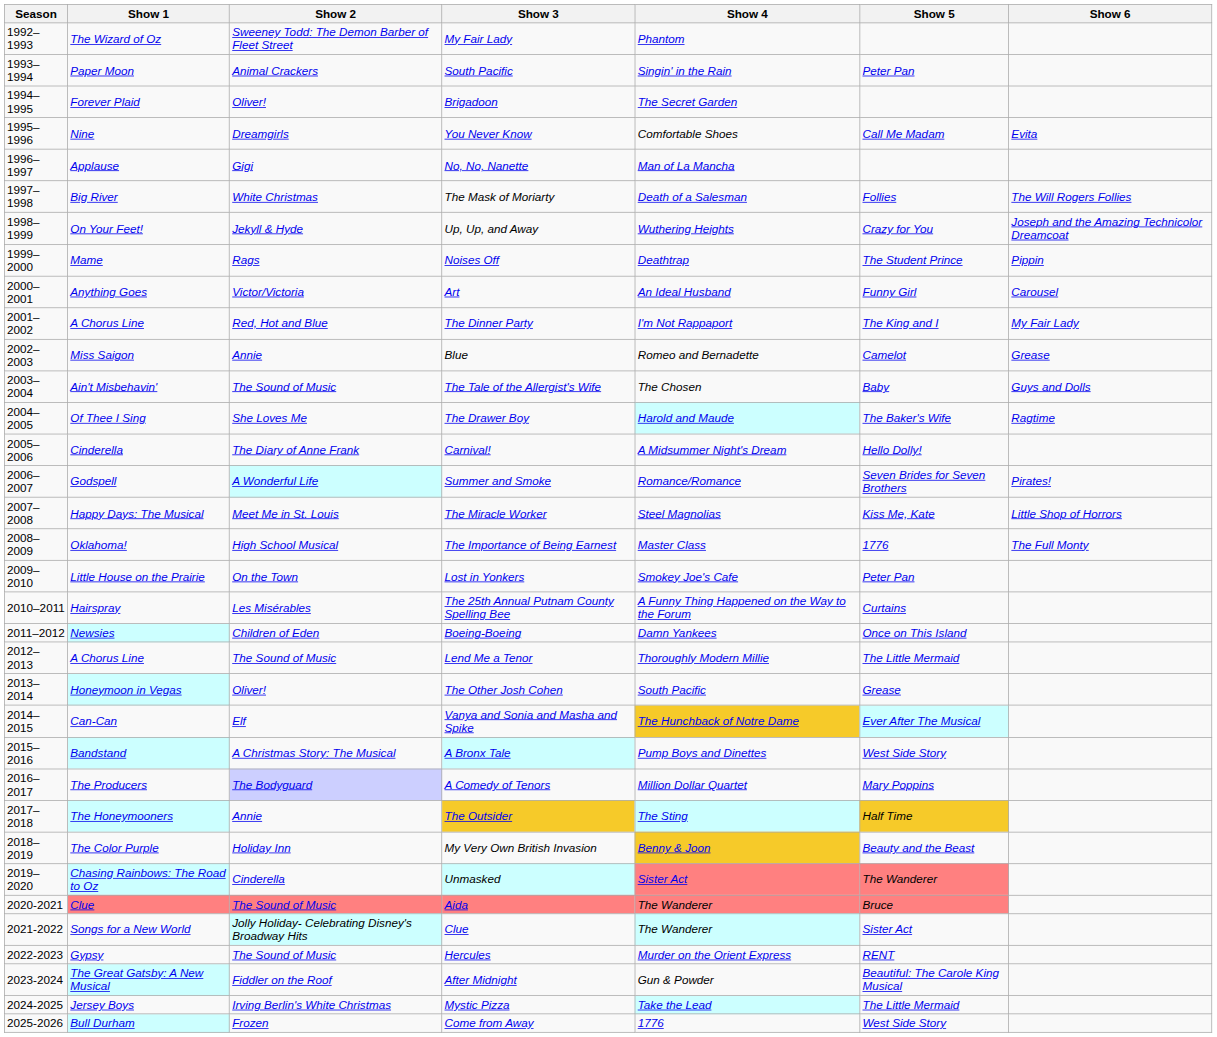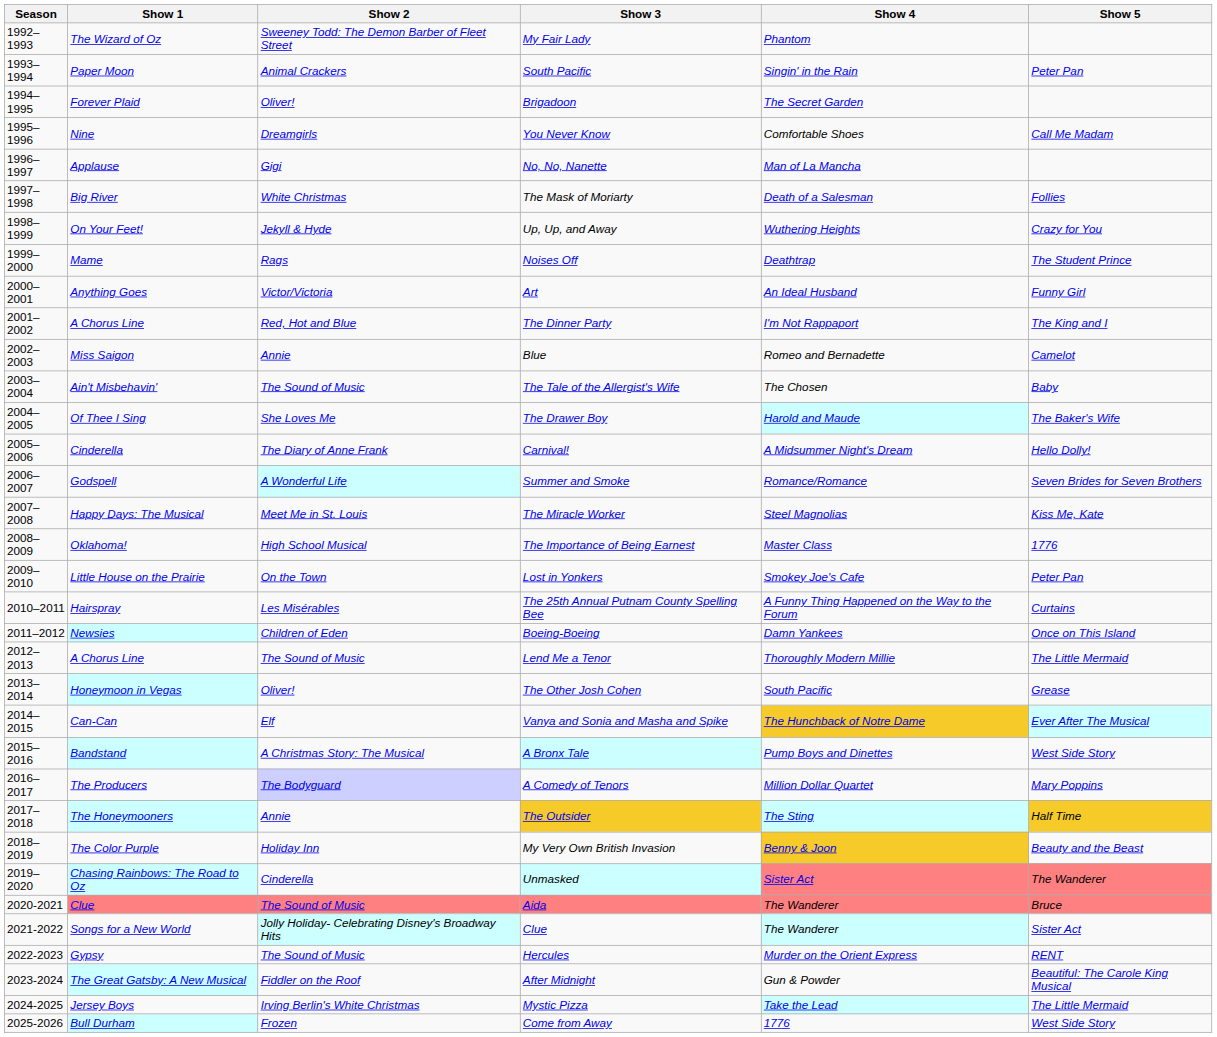- column: (1110, 14)
